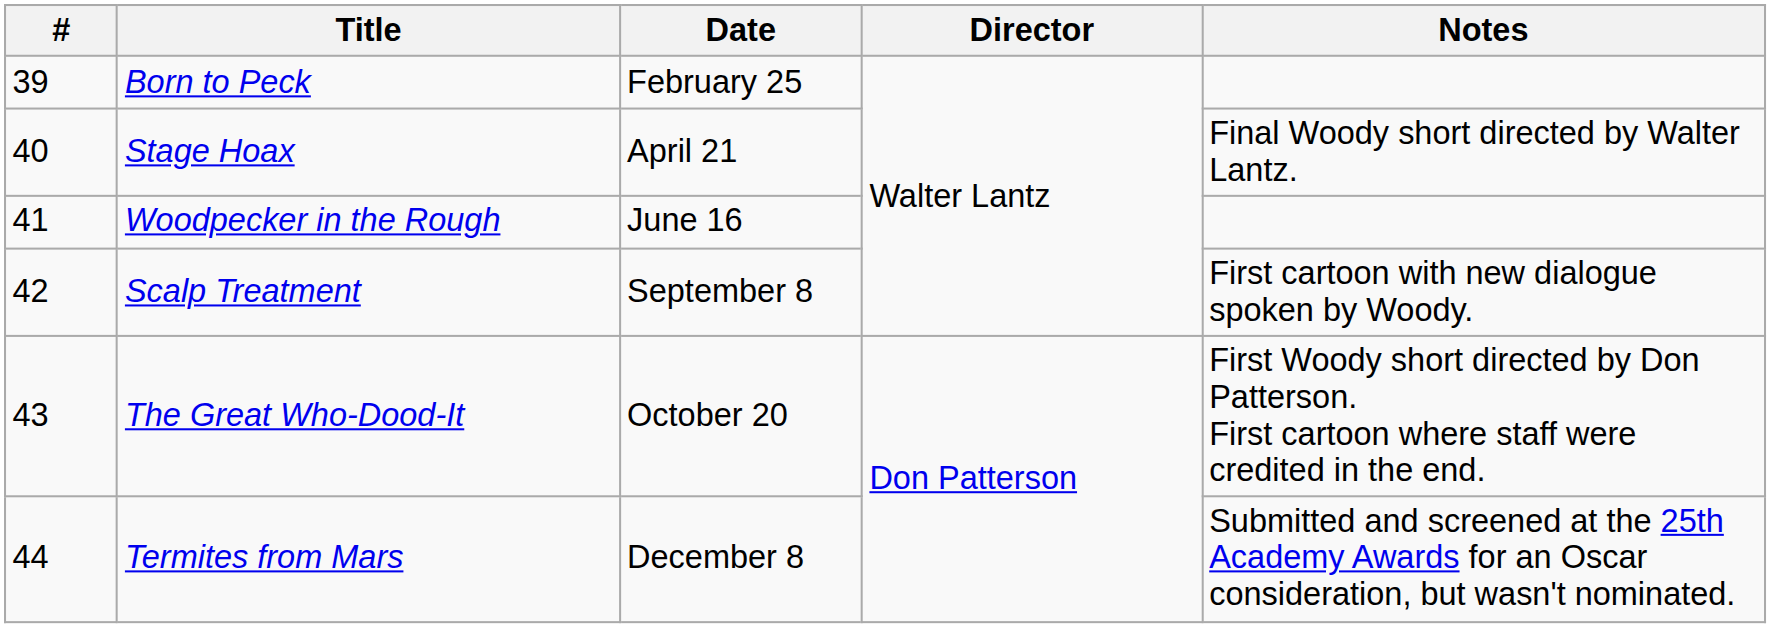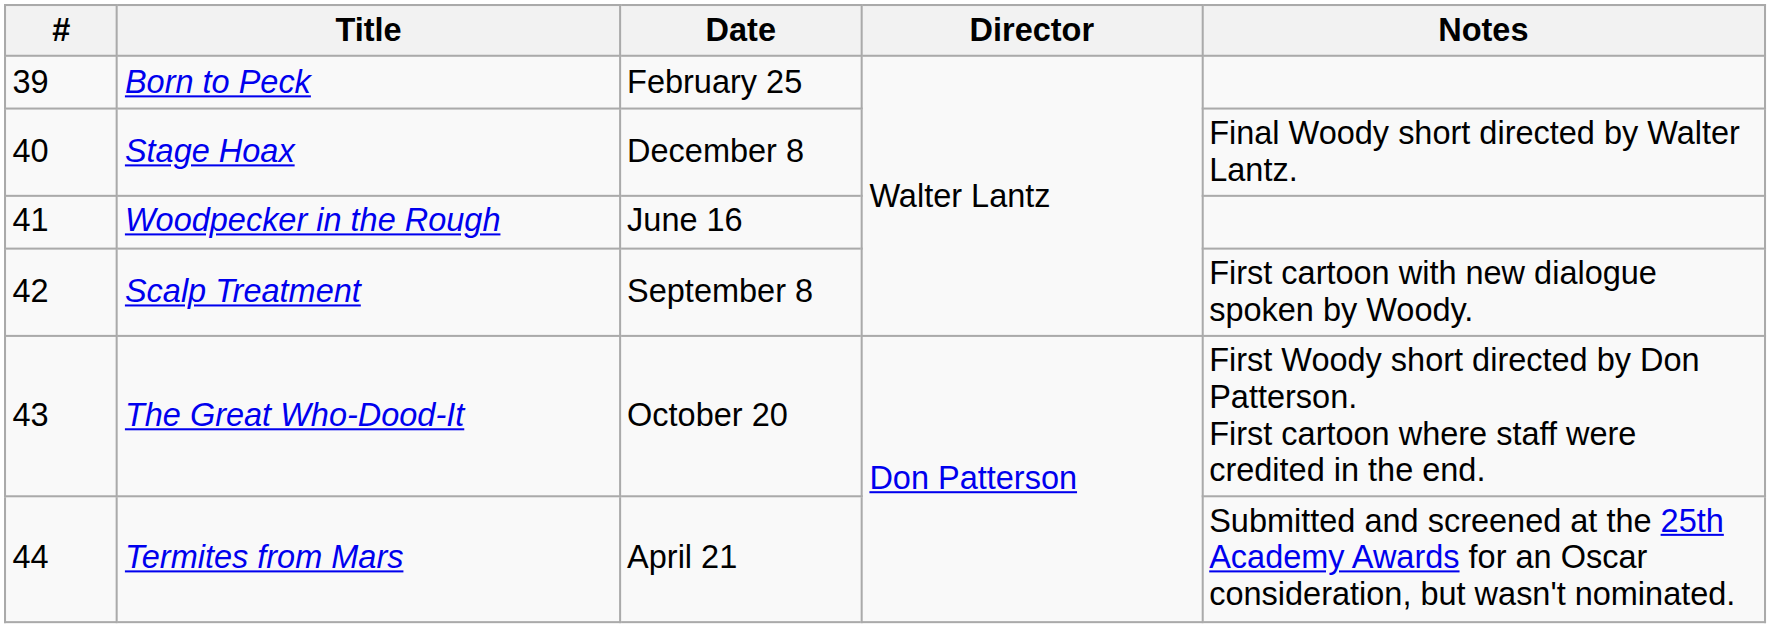(682, 151) April 21 -> (716, 151) December 8
(716, 558) December 8 -> (682, 558) April 21
